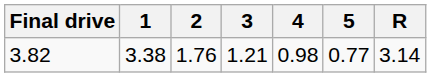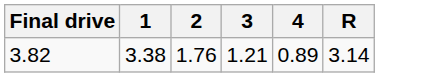- column: (349, 21)
(298, 54) 0.98 -> (298, 54) 0.89
